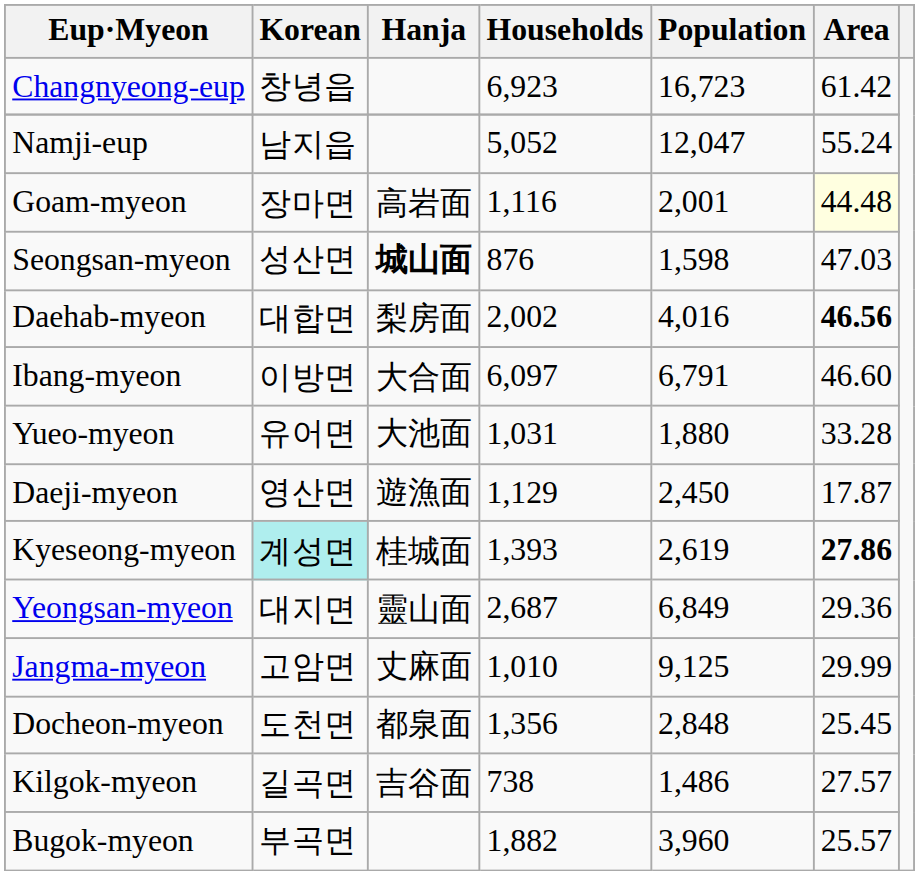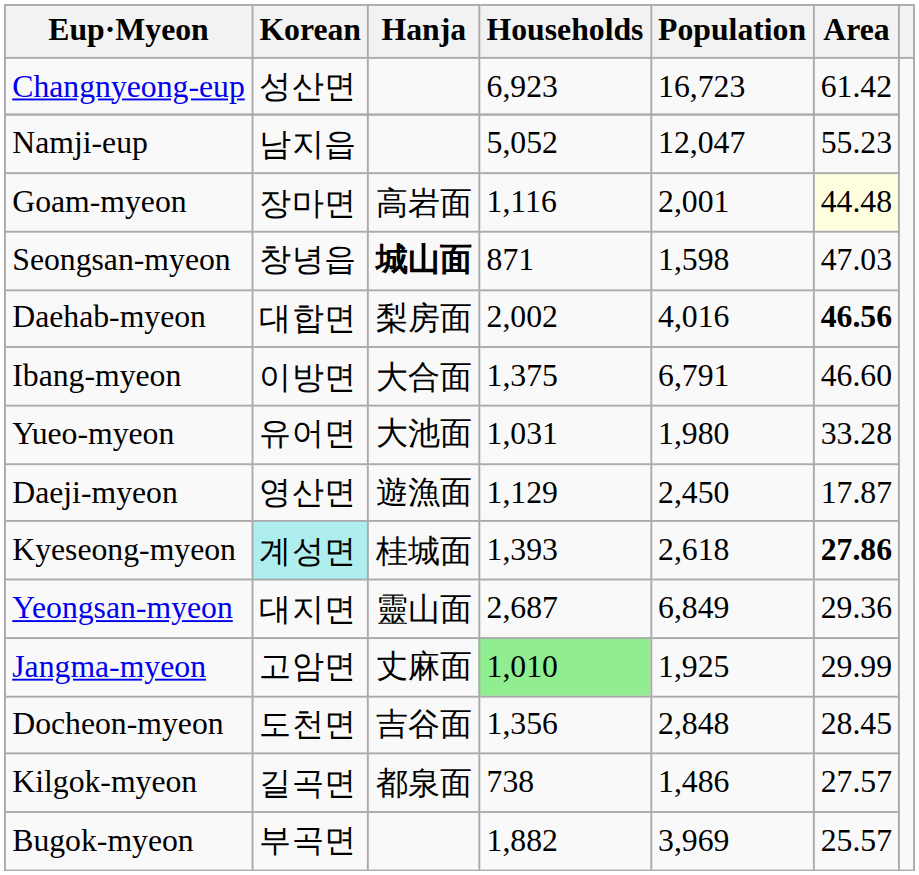(308, 86) 창녕읍 -> (308, 86) 성산면
(856, 143) 55.24 -> (856, 143) 55.23
(308, 260) 성산면 -> (308, 260) 창녕읍
(510, 259) 876 -> (510, 259) 871
(522, 376) 6,097 -> (522, 376) 1,375
(694, 434) 1,880 -> (694, 434) 1,980
(694, 550) 2,619 -> (694, 550) 2,618
(522, 666) no background -> (522, 666) lightgreen background
(694, 666) 9,125 -> (694, 666) 1,925
(424, 725) 都泉面 -> (424, 725) 吉谷面
(856, 724) 25.45 -> (856, 724) 28.45
(424, 783) 吉谷面 -> (424, 783) 都泉面
(694, 840) 3,960 -> (694, 840) 3,969
